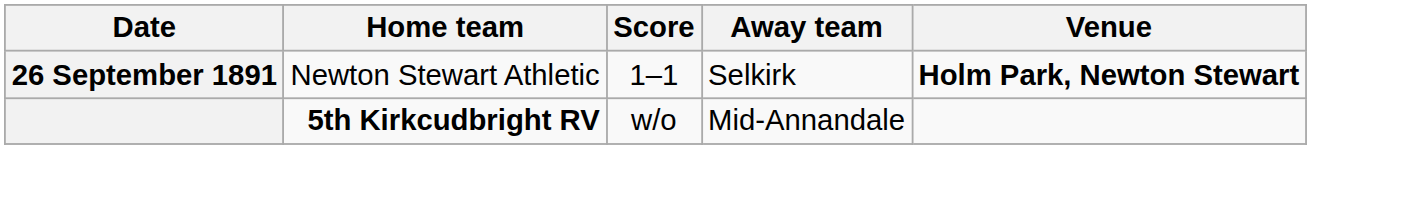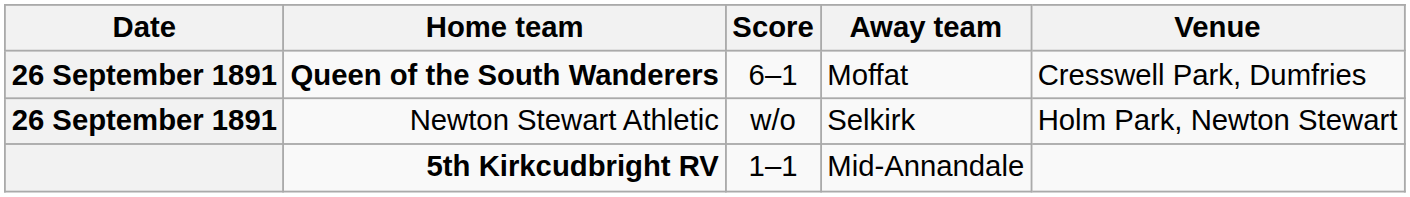+ row: (505, 74)
(654, 74) 1–1 -> (773, 120) w/o
(1109, 74) bold -> (1218, 120) normal
(654, 120) w/o -> (773, 167) 1–1
